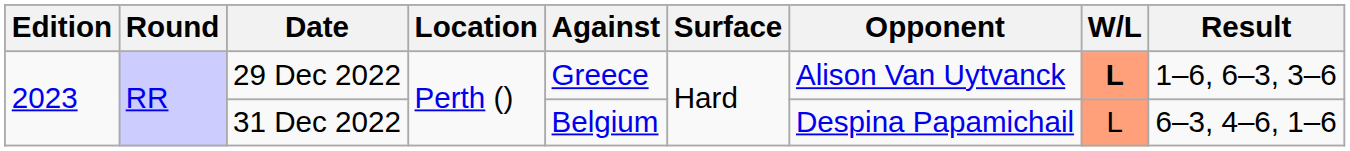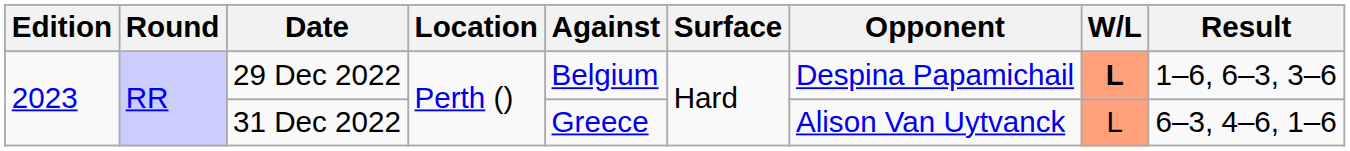(600, 74) Greece -> (605, 74) Belgium
(931, 74) Alison Van Uytvanck -> (935, 74) Despina Papamichail
(605, 121) Belgium -> (600, 121) Greece
(935, 121) Despina Papamichail -> (931, 121) Alison Van Uytvanck
